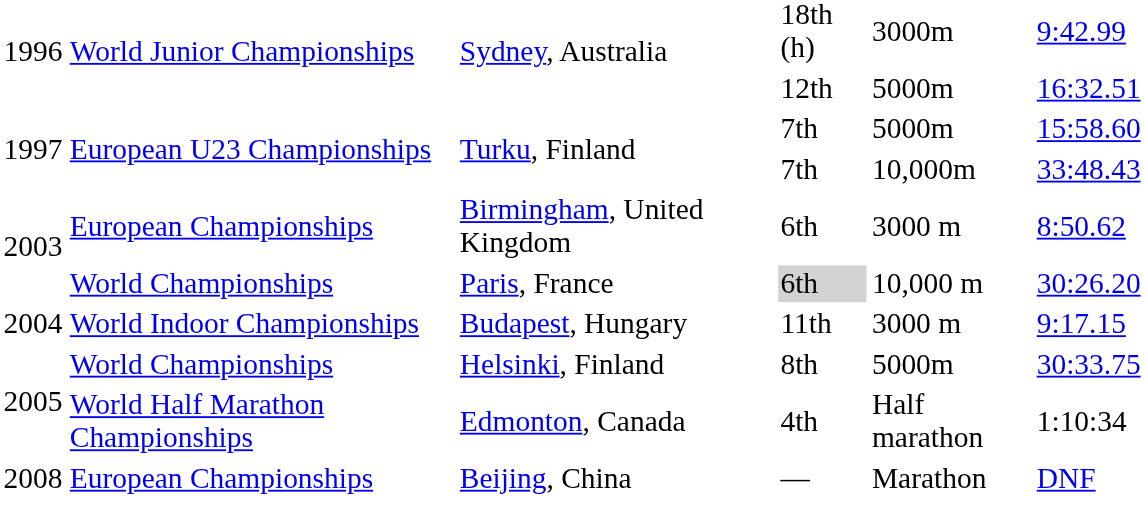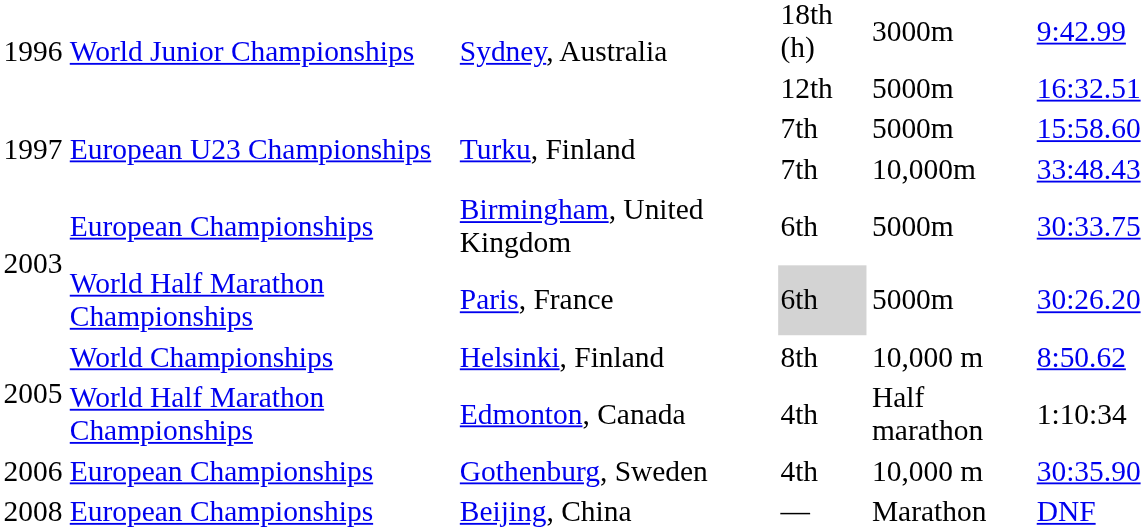(917, 226) 3000 m -> (913, 226) 5000m
(1081, 226) 8:50.62 -> (1089, 226) 30:33.75
(201, 283) World Championships -> (197, 299) World Half Marathon Championships
(928, 283) 10,000 m -> (913, 299) 5000m
- row: (33, 323)
(913, 364) 5000m -> (928, 356) 10,000 m
(1089, 364) 30:33.75 -> (1081, 356) 8:50.62
+ row: (33, 470)
